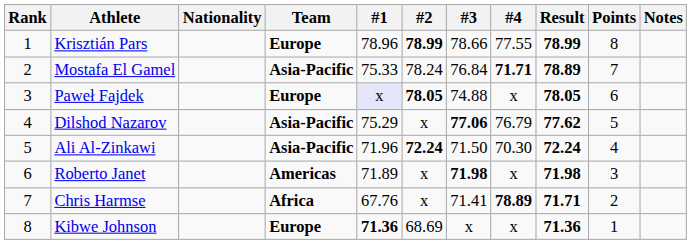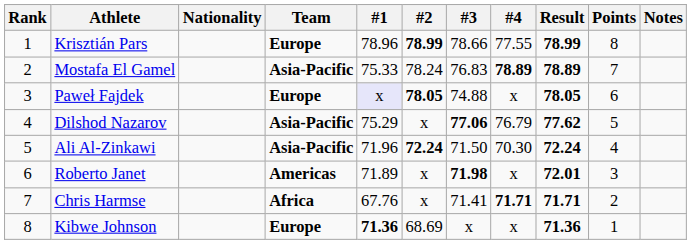(469, 69) 76.84 -> (469, 69) 76.83
(514, 69) 71.71 -> (514, 69) 78.89
(562, 174) 71.98 -> (562, 174) 72.01
(514, 200) 78.89 -> (514, 200) 71.71
